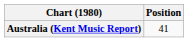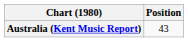(164, 28) 41 -> (164, 28) 43
